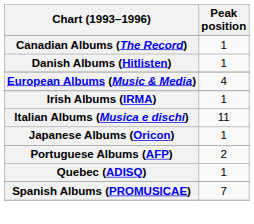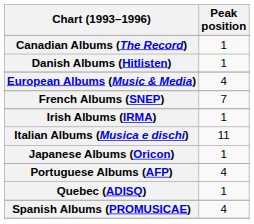+ row: (102, 99)
(224, 154) 2 -> (224, 172) 4
(224, 191) 7 -> (224, 209) 4
